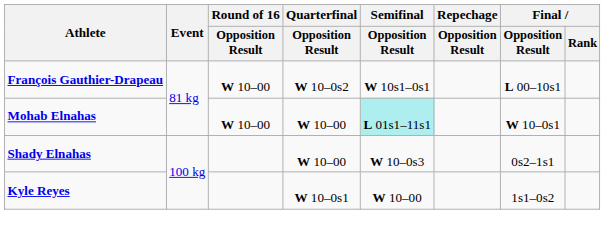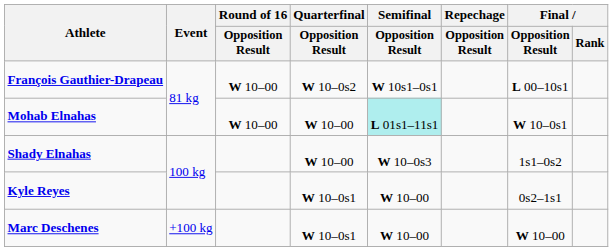(533, 161) 0s2–1s1 -> (540, 161) 1s1–0s2
(533, 199) 1s1–0s2 -> (540, 199) 0s2–1s1
+ row: (53, 228)
